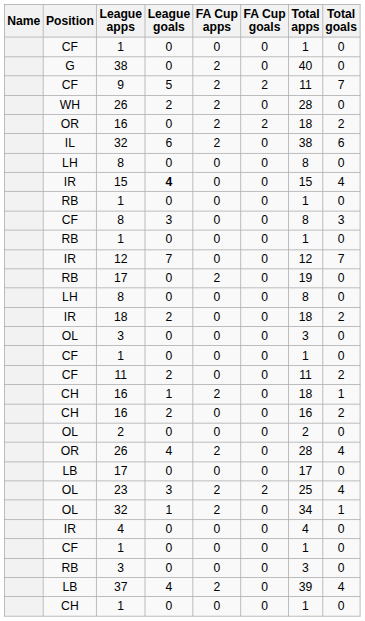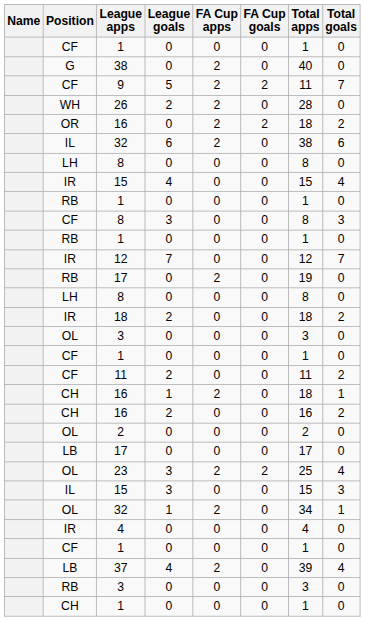(169, 182) bold -> (169, 182) normal
- row: (70, 452)
+ row: (70, 490)
rows swapped: (70, 587) <-> (70, 567)
